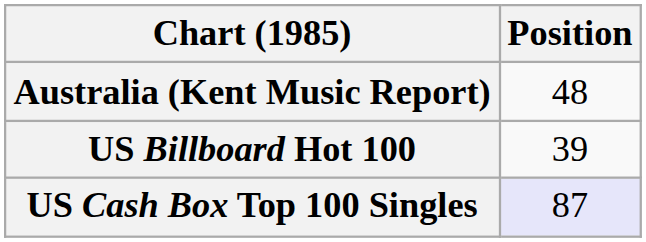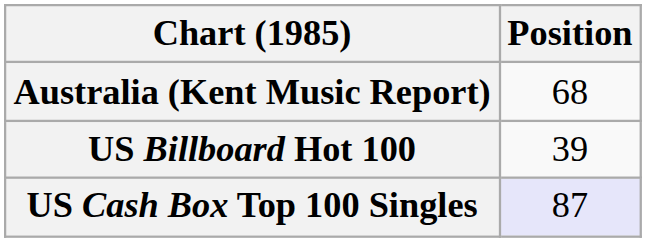(570, 90) 48 -> (570, 90) 68
